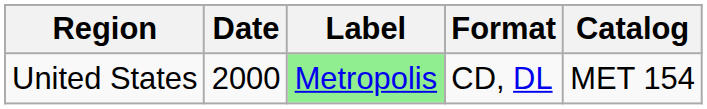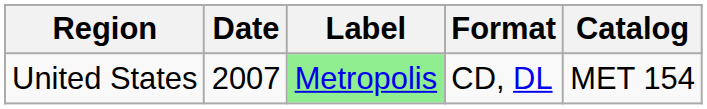(246, 77) 2000 -> (246, 77) 2007
